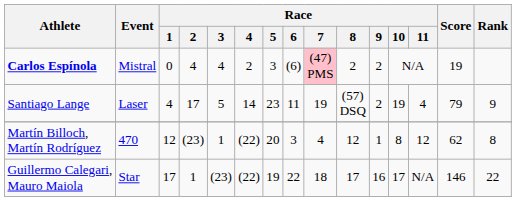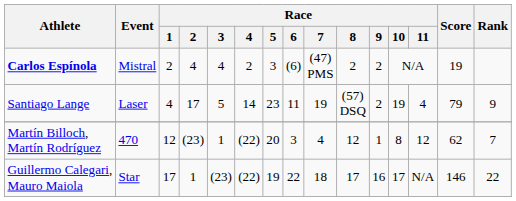(169, 66) 0 -> (169, 66) 2
(320, 66) pink background -> (320, 66) no background
(493, 140) 8 -> (493, 140) 7
